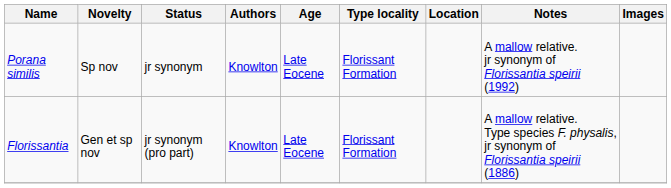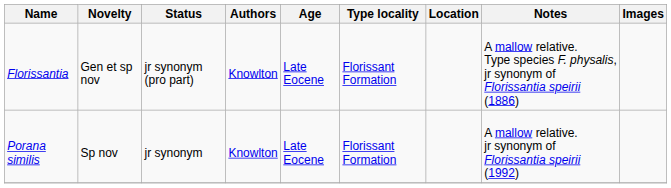rows swapped: (38, 146) <-> (26, 66)
